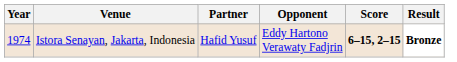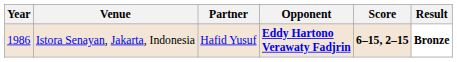(19, 40) 1974 -> (19, 40) 1986
(302, 40) normal -> (306, 40) bold
